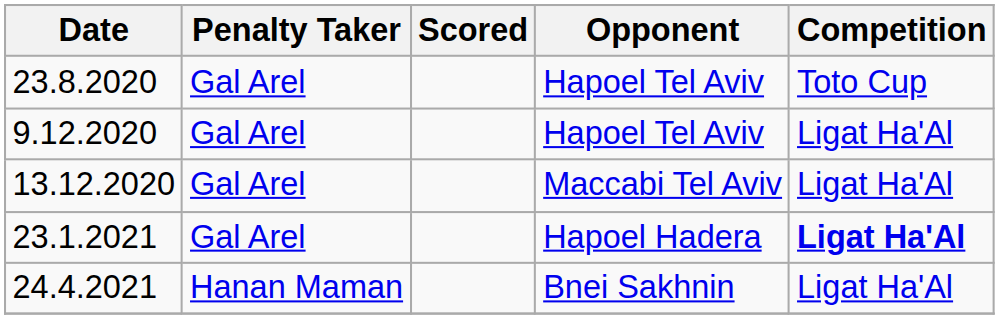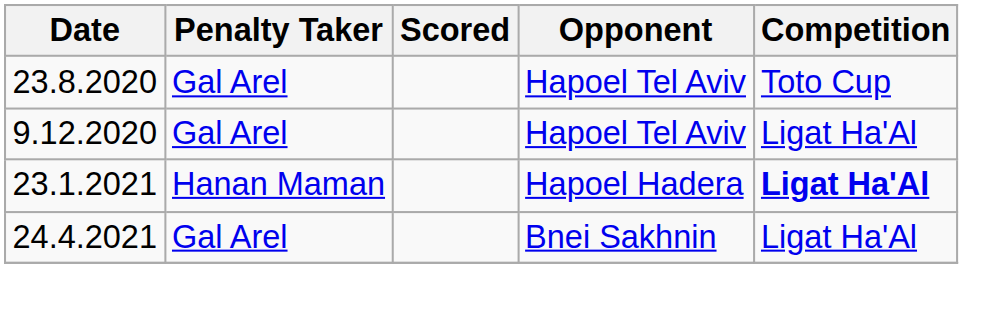- row: (94, 184)
(248, 236) Gal Arel -> (279, 184) Hanan Maman
(297, 287) Hanan Maman -> (230, 236) Gal Arel
